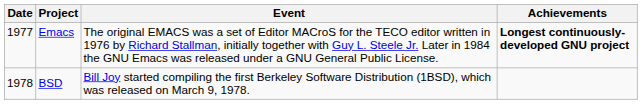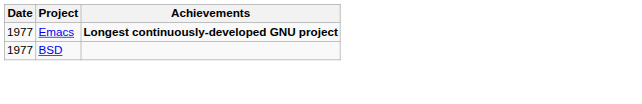- column: (289, 13)
(20, 83) 1978 -> (20, 50) 1977
